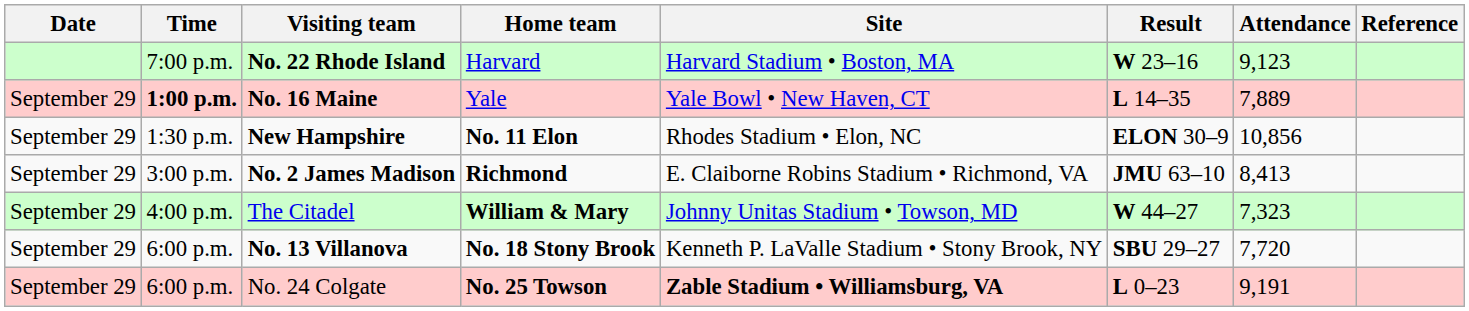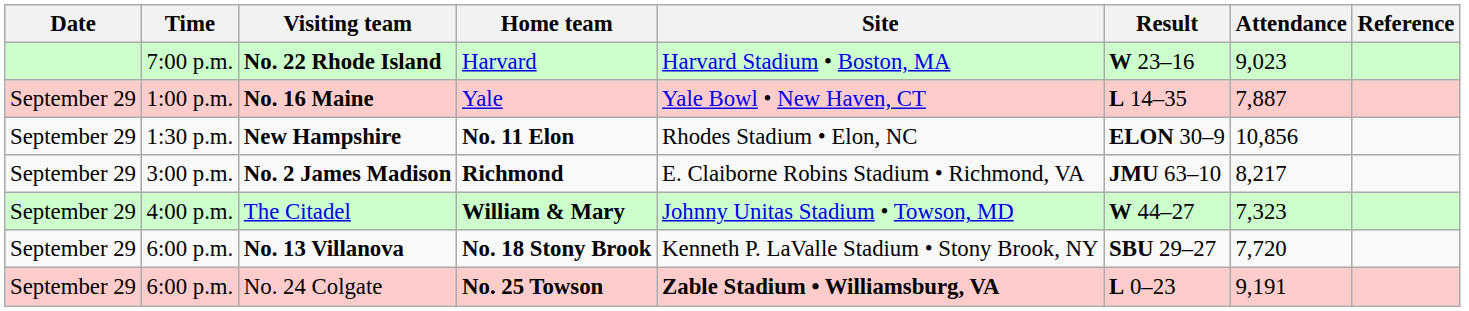(1265, 61) 9,123 -> (1261, 61) 9,023
(192, 98) bold -> (190, 98) normal
(1265, 98) 7,889 -> (1261, 98) 7,887
(1265, 173) 8,413 -> (1261, 173) 8,217
